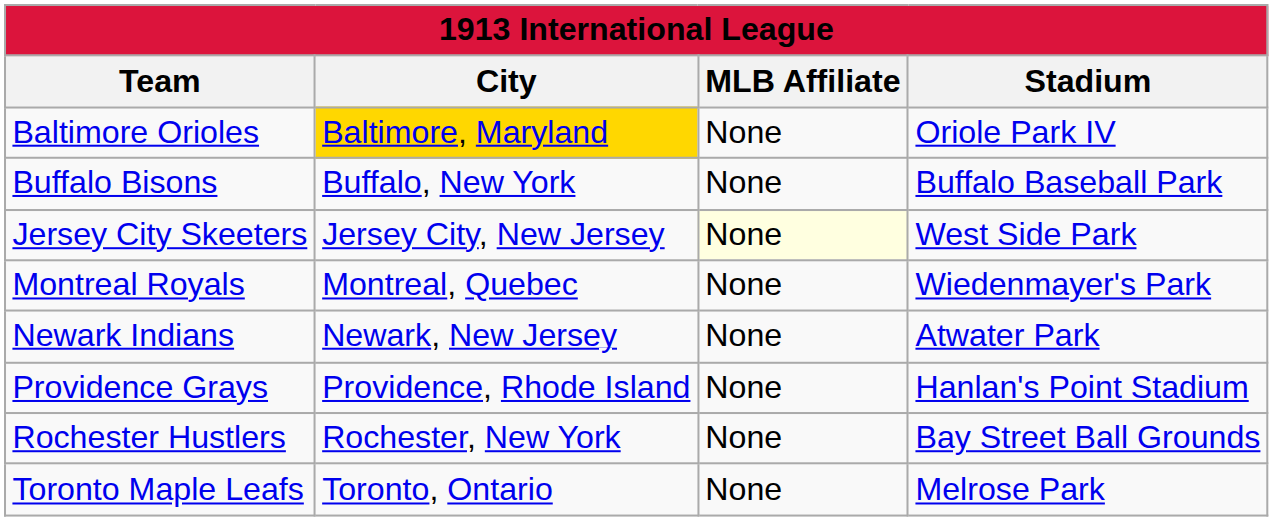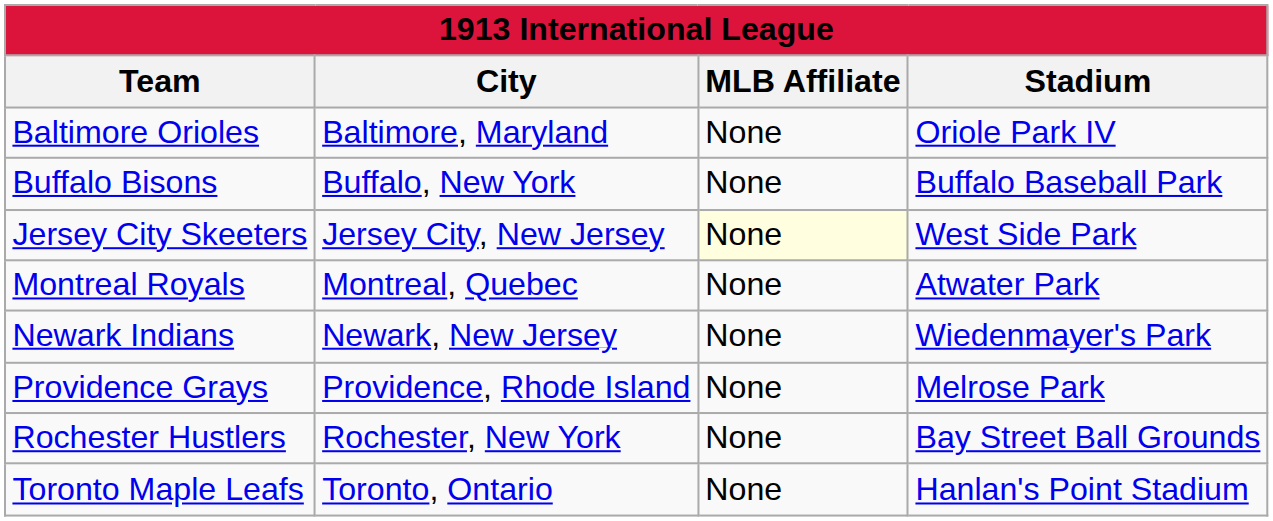(465, 132) gold background -> (465, 132) no background
(1063, 285) Wiedenmayer's Park -> (1007, 285) Atwater Park
(1007, 336) Atwater Park -> (1063, 336) Wiedenmayer's Park
(1082, 387) Hanlan's Point Stadium -> (1010, 387) Melrose Park
(1010, 489) Melrose Park -> (1082, 489) Hanlan's Point Stadium
